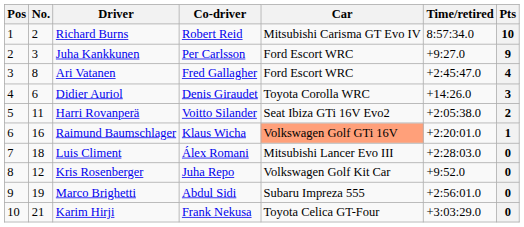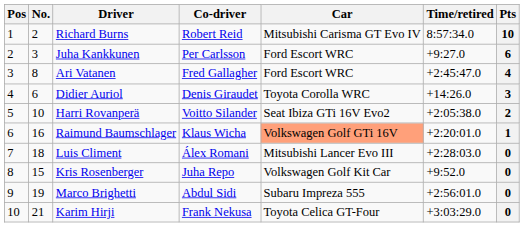(508, 53) 9 -> (508, 53) 6
(38, 113) 11 -> (38, 113) 10
(38, 172) 12 -> (38, 172) 15
